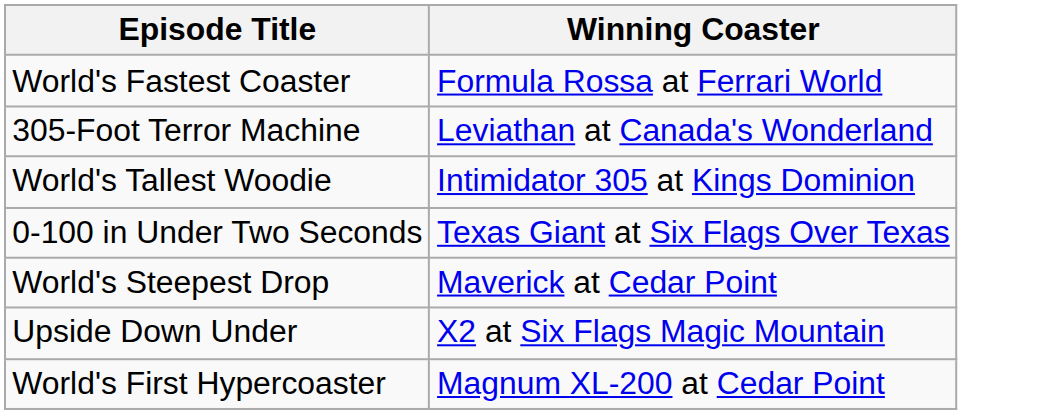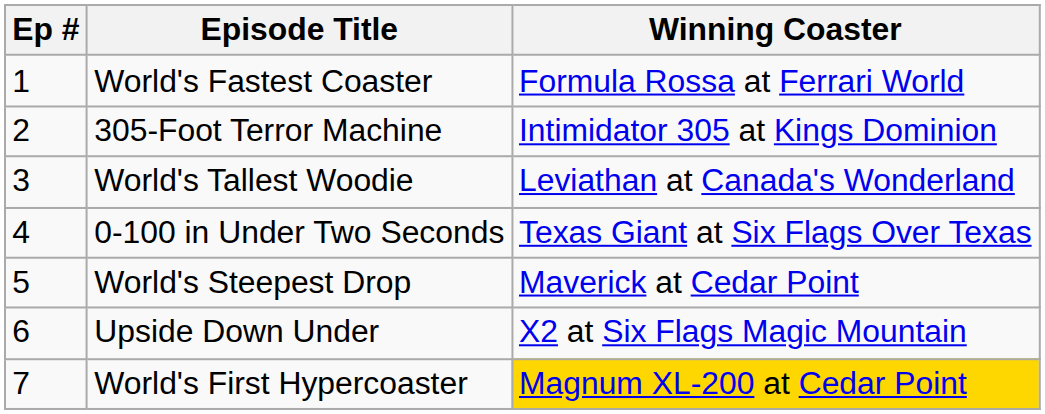+ column: (46, 29)
(685, 130) Leviathan at Canada's Wonderland -> (758, 130) Intimidator 305 at Kings Dominion
(676, 181) Intimidator 305 at Kings Dominion -> (767, 181) Leviathan at Canada's Wonderland
(661, 383) no background -> (743, 383) gold background
